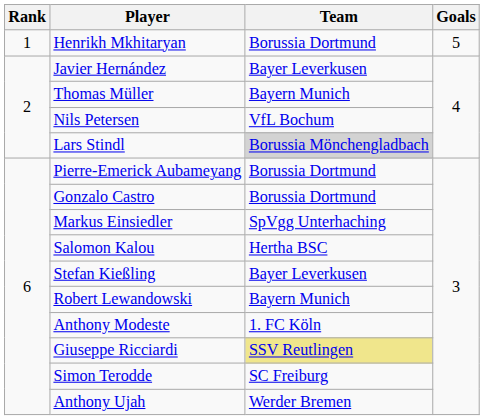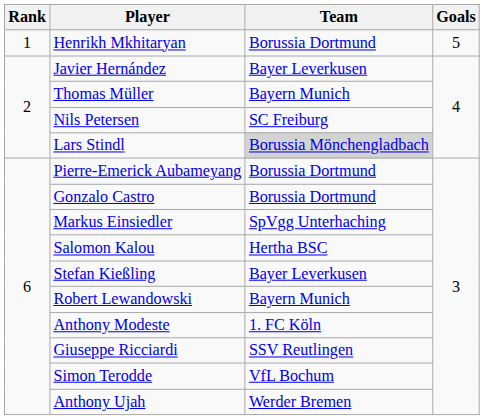(291, 119) VfL Bochum -> (288, 119) SC Freiburg
(301, 350) khaki background -> (301, 350) no background
(288, 376) SC Freiburg -> (291, 376) VfL Bochum
